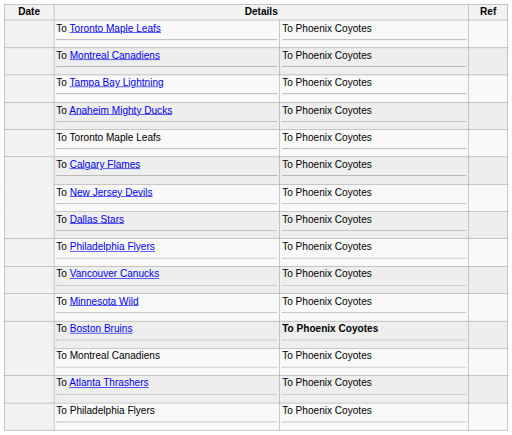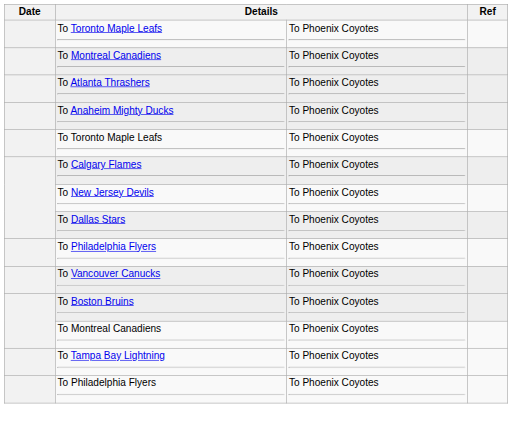rows swapped: (29, 89) <-> (29, 389)
- row: (29, 307)
(374, 332) bold -> (377, 305) normal
